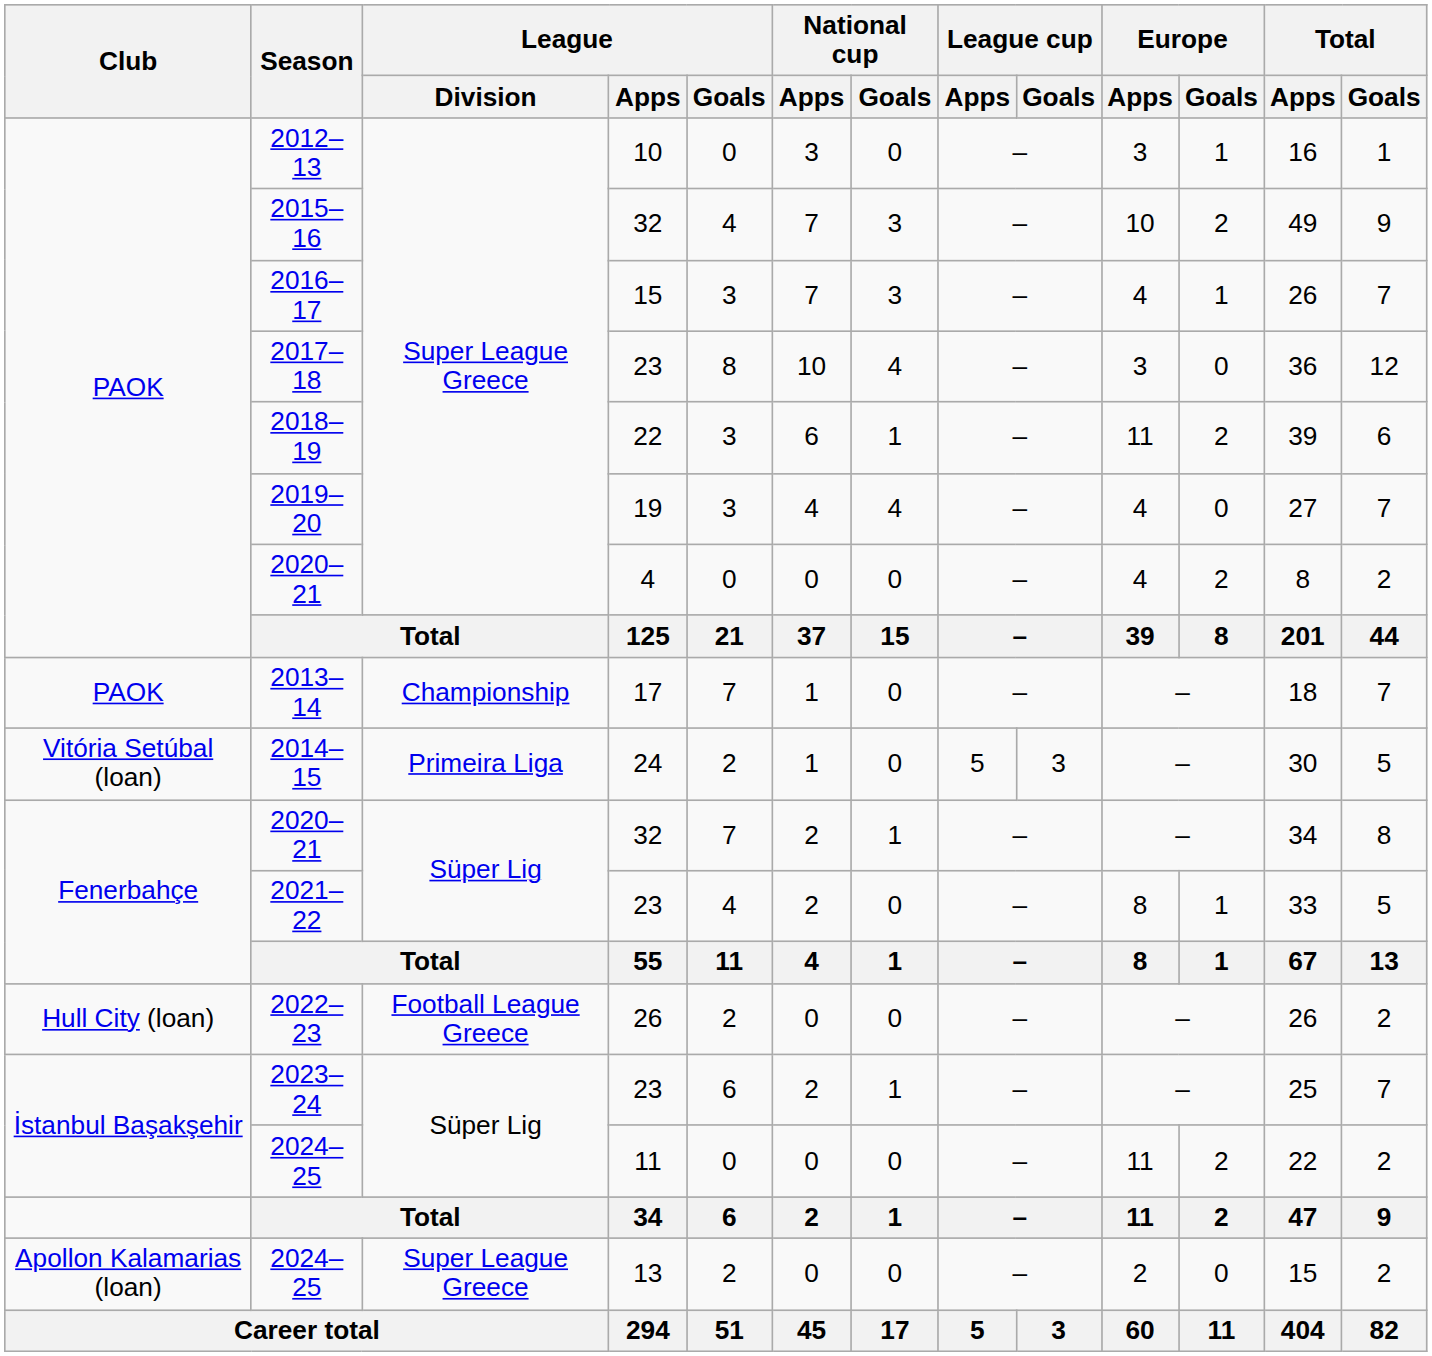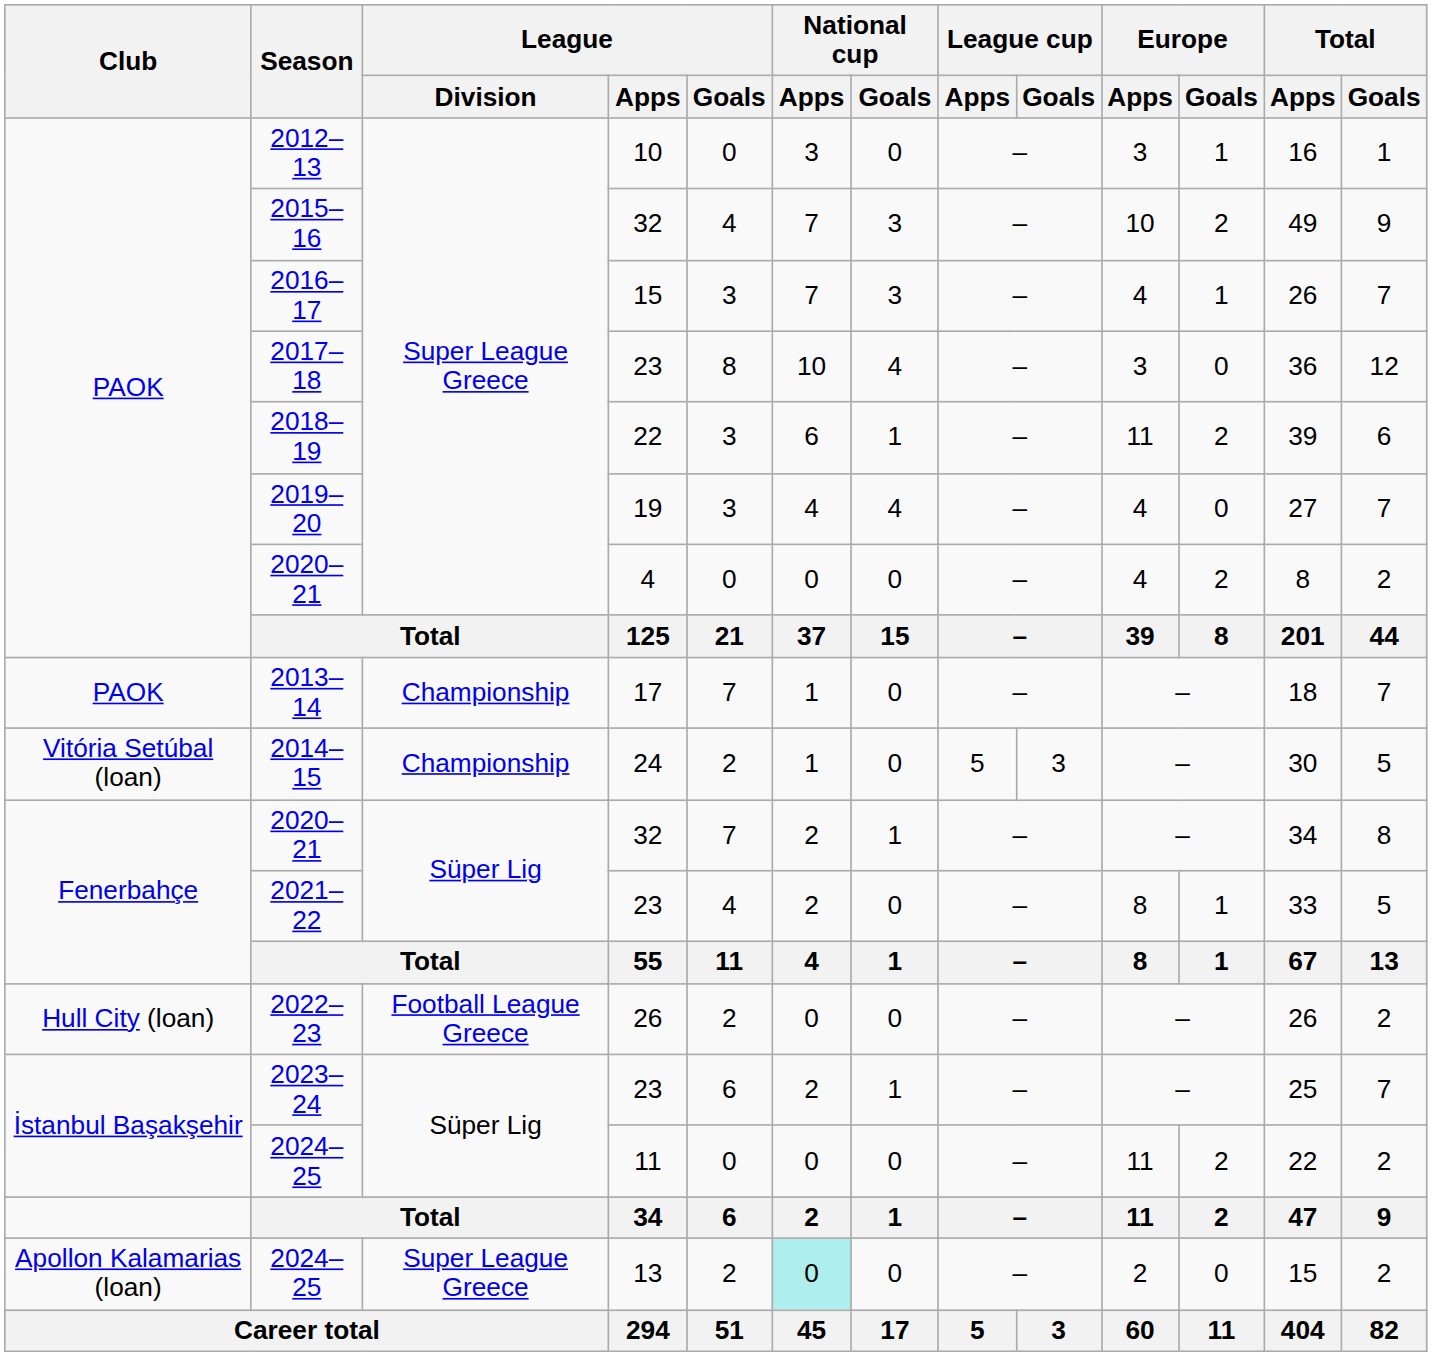(486, 763) Primeira Liga -> (486, 763) Championship
(812, 1273) no background -> (812, 1273) paleturquoise background
